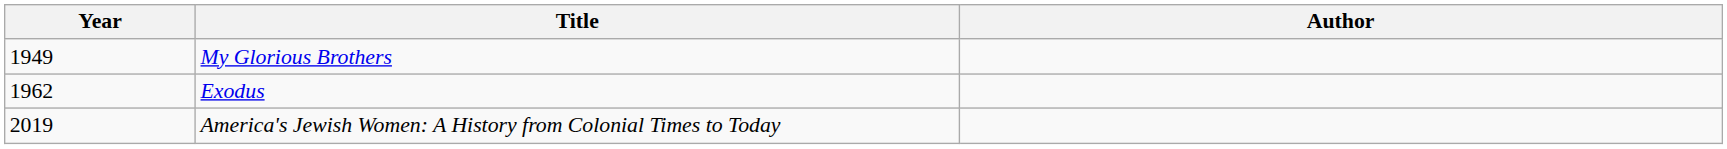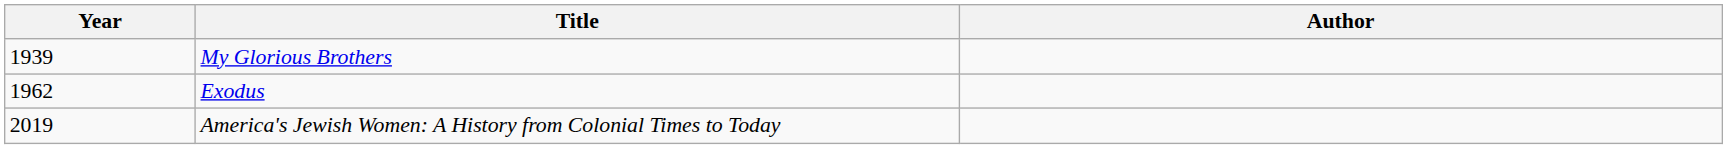(31, 56) 1949 -> (31, 56) 1939
